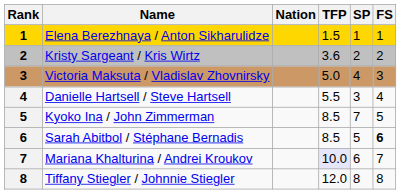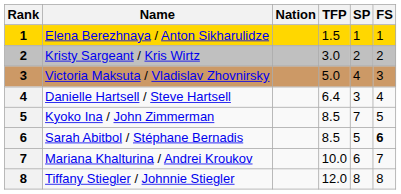(331, 55) 3.6 -> (331, 55) 3.0
(331, 96) 5.5 -> (331, 96) 6.4
(334, 158) lavender background -> (334, 158) no background
